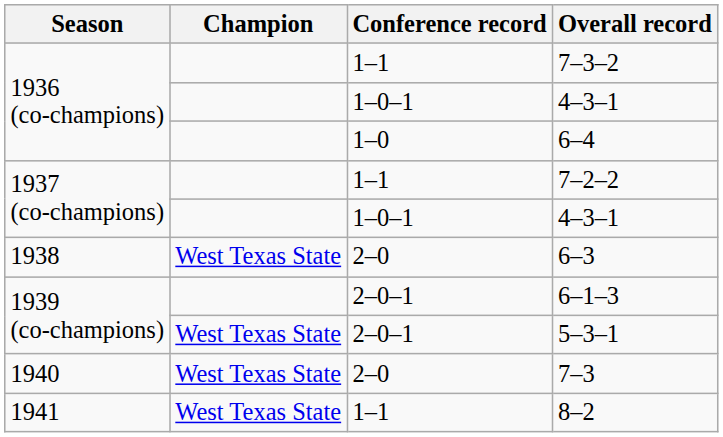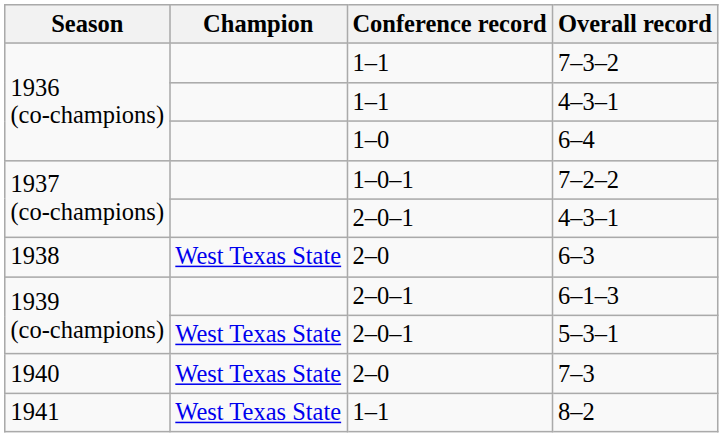(383, 101) 1–0–1 -> (371, 101) 1–1
(371, 179) 1–1 -> (383, 179) 1–0–1
(383, 218) 1–0–1 -> (383, 218) 2–0–1
